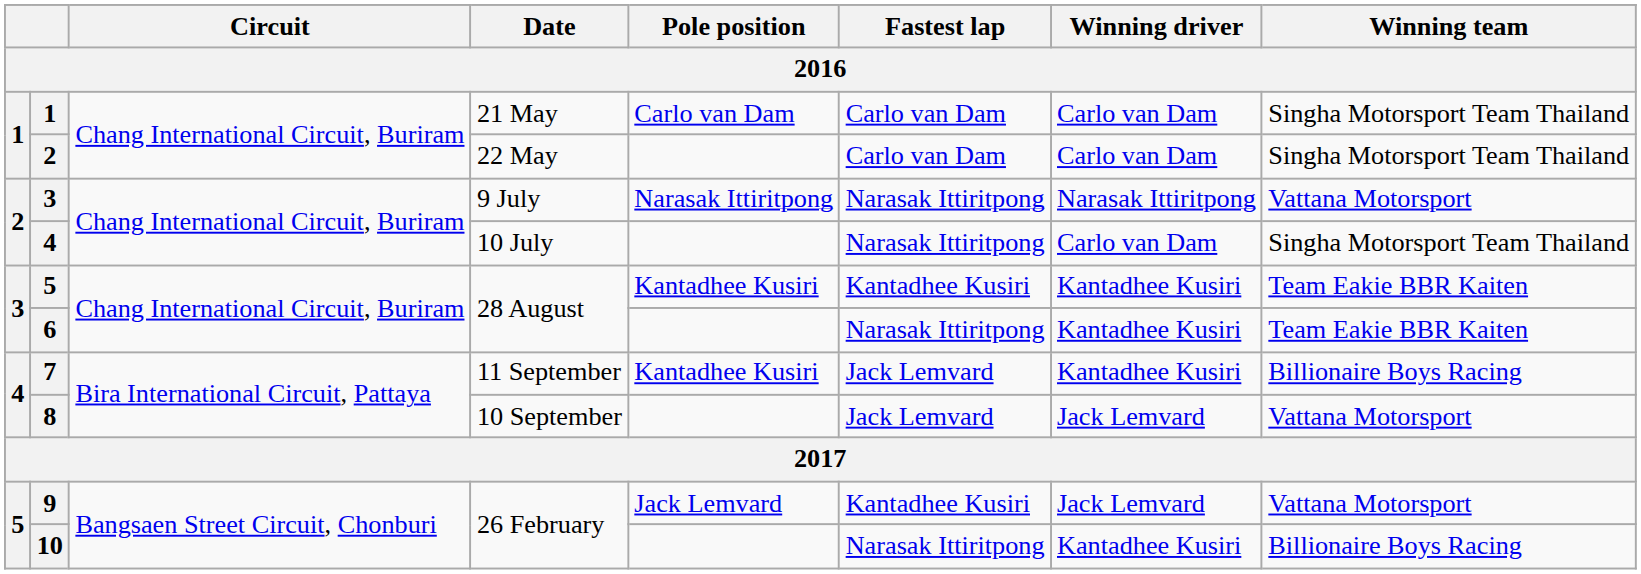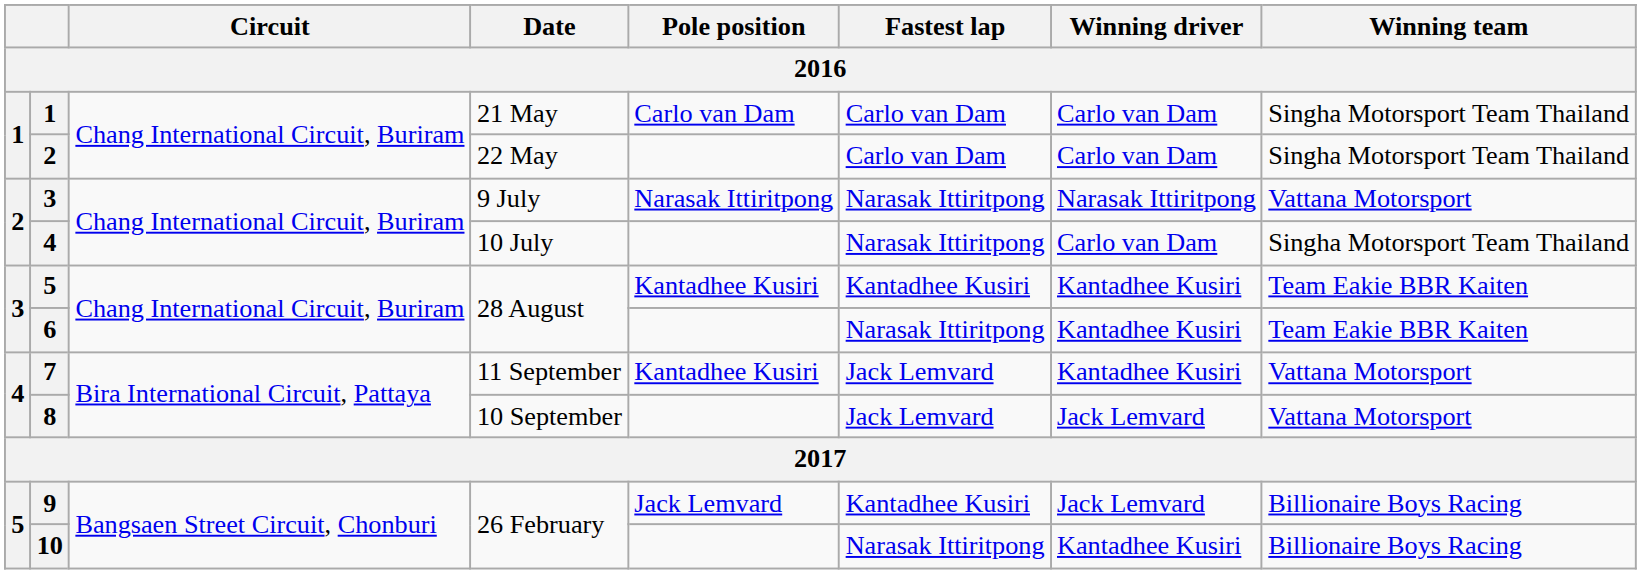(1395, 372) Billionaire Boys Racing -> (1370, 372) Vattana Motorsport
(1370, 502) Vattana Motorsport -> (1395, 502) Billionaire Boys Racing
